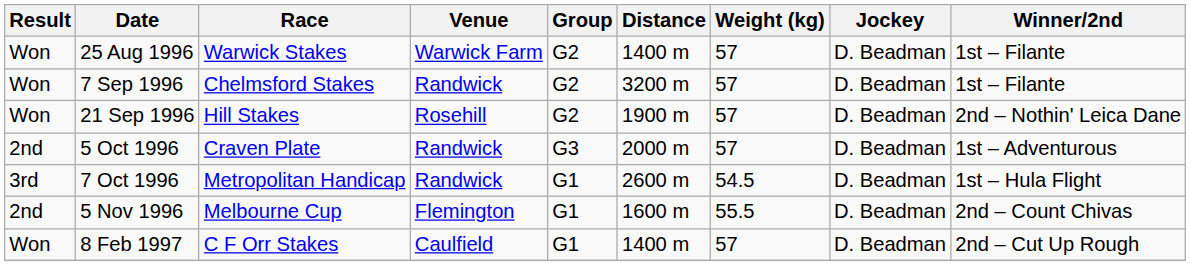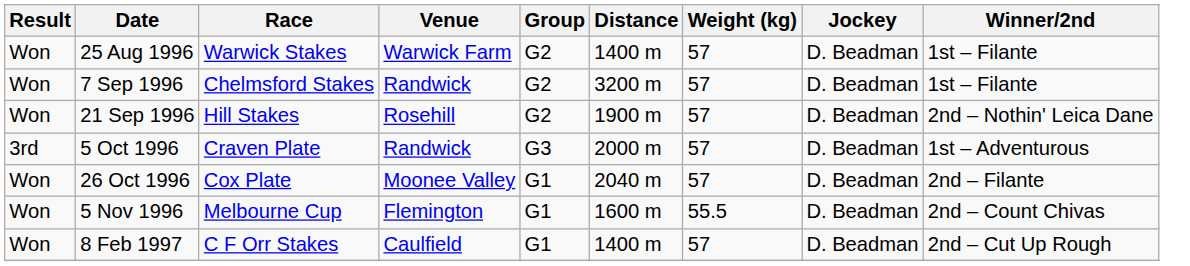(26, 148) 2nd -> (24, 148) 3rd
- row: (130, 180)
+ row: (135, 180)
(26, 212) 2nd -> (30, 212) Won
